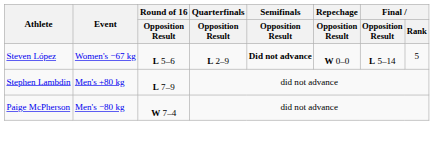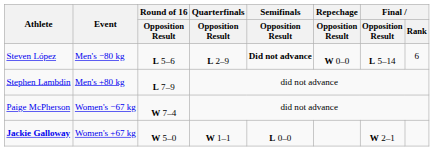(105, 56) Women's −67 kg -> (100, 56) Men's −80 kg
(417, 56) 5 -> (417, 56) 6
(100, 108) Men's −80 kg -> (105, 108) Women's −67 kg
+ row: (38, 133)
